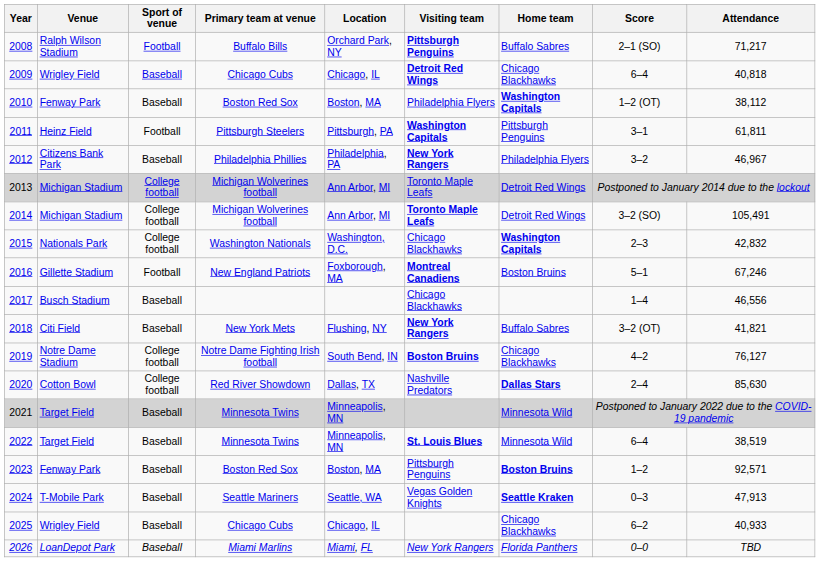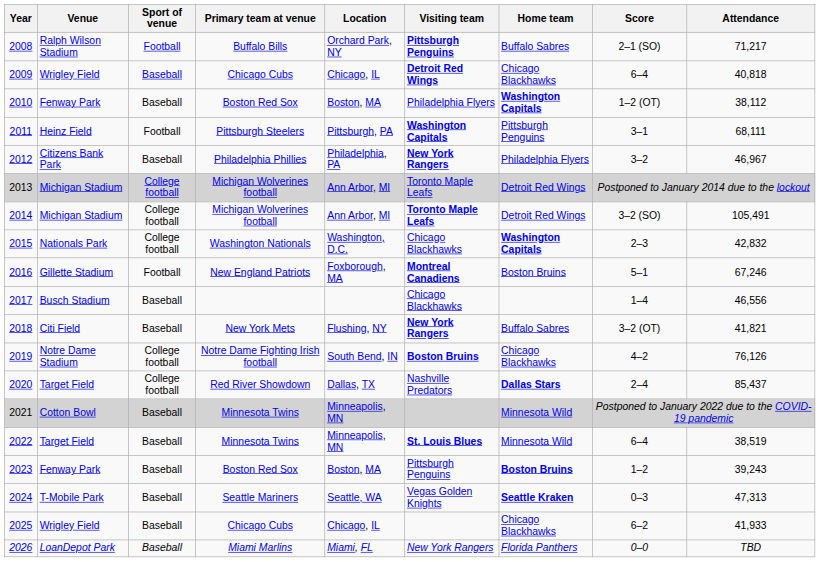(751, 131) 61,811 -> (751, 131) 68,111
(751, 356) 76,127 -> (751, 356) 76,126
(68, 385) Cotton Bowl -> (67, 385) Target Field
(751, 385) 85,630 -> (751, 385) 85,437
(67, 413) Target Field -> (68, 413) Cotton Bowl
(751, 469) 92,571 -> (751, 469) 39,243
(751, 497) 47,913 -> (751, 497) 47,313
(751, 526) 40,933 -> (751, 526) 41,933
